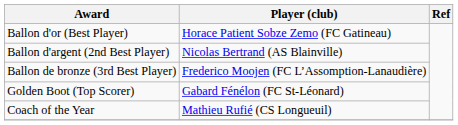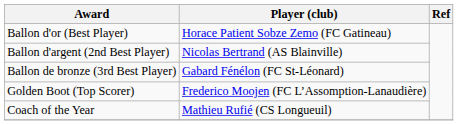(304, 71) Frederico Moojen (FC L’Assomption-Lanaudière) -> (263, 71) Gabard Fénélon (FC St-Léonard)
(263, 91) Gabard Fénélon (FC St-Léonard) -> (304, 91) Frederico Moojen (FC L’Assomption-Lanaudière)
